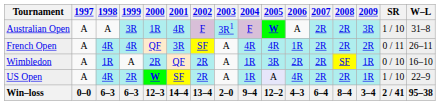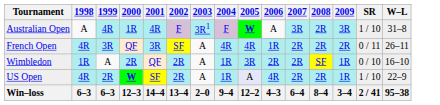- column: (84, 11)
(131, 28) 3R -> (108, 28) 4R
(321, 28) 2R -> (297, 28) 3R
(131, 45) 4R -> (108, 45) 3R
